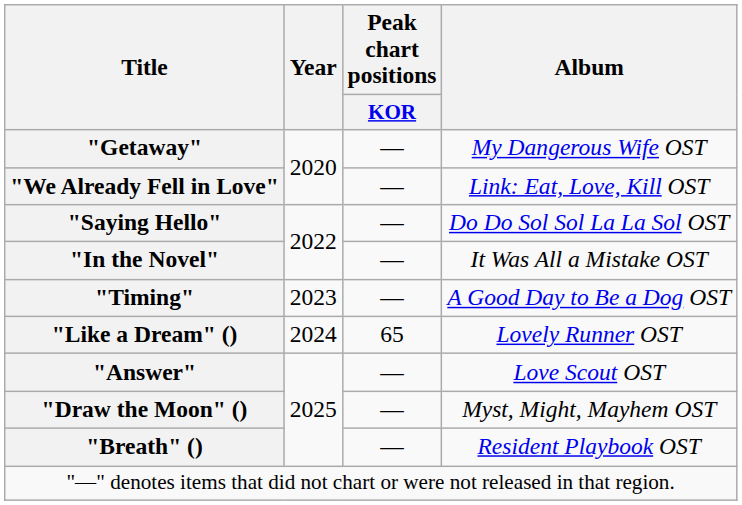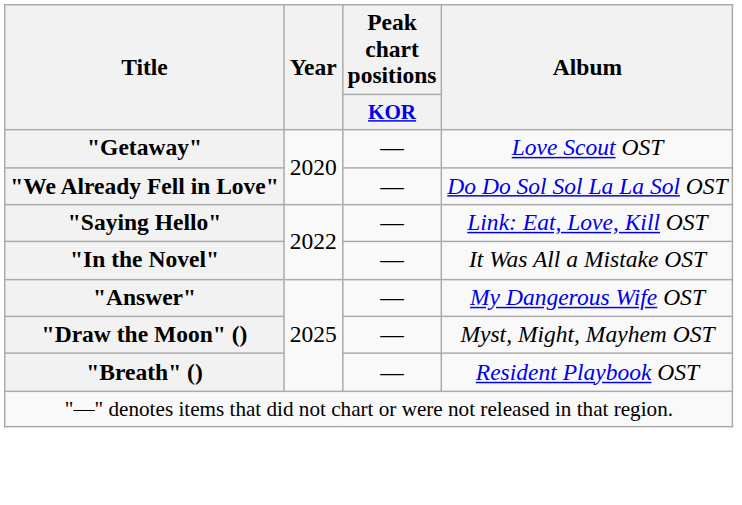(589, 148) My Dangerous Wife OST -> (587, 148) Love Scout OST
(589, 185) Link: Eat, Love, Kill OST -> (587, 185) Do Do Sol Sol La La Sol OST
(589, 222) Do Do Sol Sol La La Sol OST -> (587, 222) Link: Eat, Love, Kill OST
- row: (145, 297)
- row: (144, 334)
(589, 372) Love Scout OST -> (587, 297) My Dangerous Wife OST
